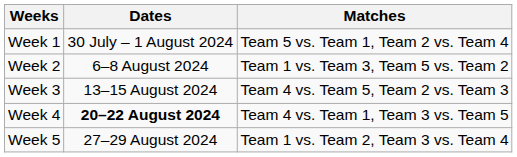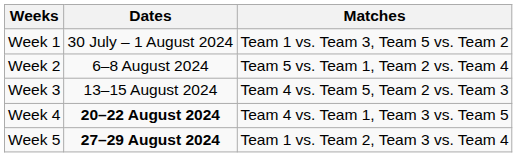(375, 41) Team 5 vs. Team 1, Team 2 vs. Team 4 -> (375, 41) Team 1 vs. Team 3, Team 5 vs. Team 2
(375, 66) Team 1 vs. Team 3, Team 5 vs. Team 2 -> (375, 66) Team 5 vs. Team 1, Team 2 vs. Team 4
(150, 139) normal -> (150, 139) bold
